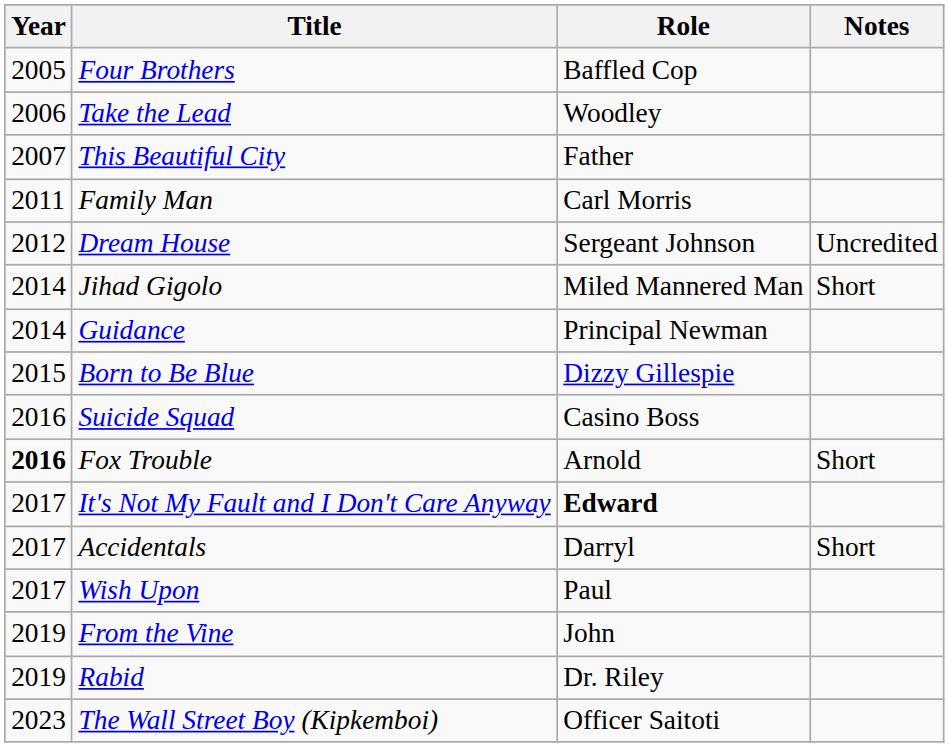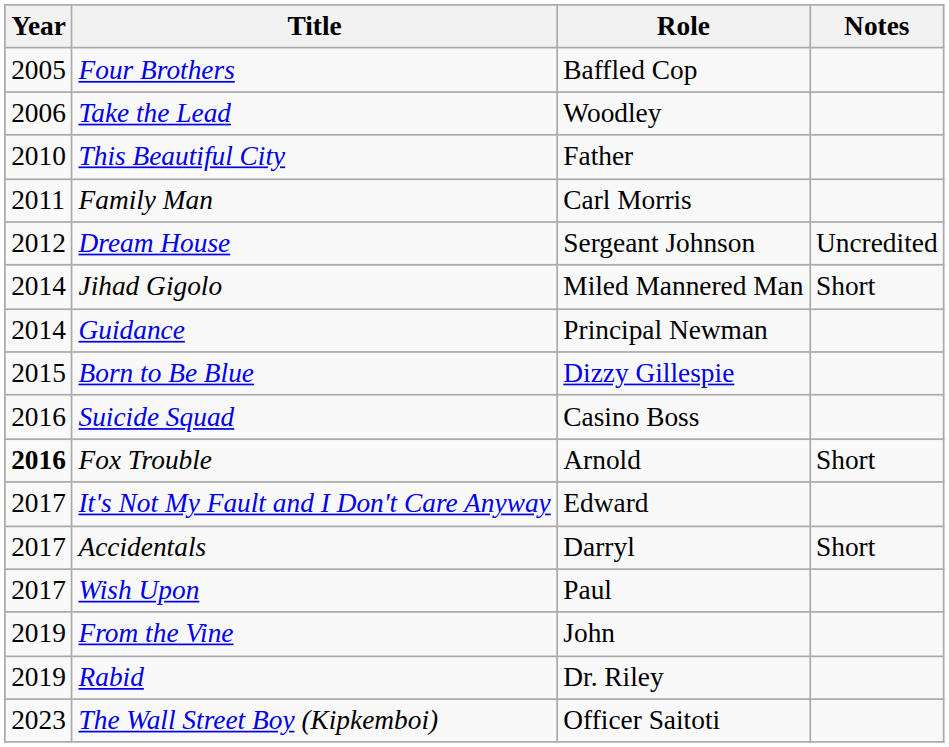(39, 156) 2007 -> (39, 156) 2010
(610, 503) bold -> (606, 503) normal
